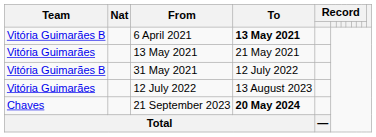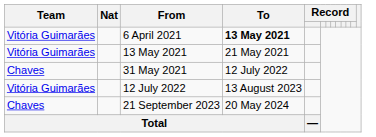(56, 35) Vitória Guimarães B -> (51, 35) Vitória Guimarães
(56, 70) Vitória Guimarães B -> (26, 70) Chaves
(268, 105) bold -> (257, 105) normal
